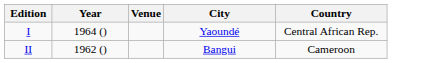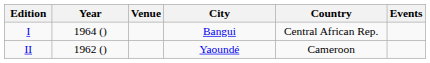+ column: (406, 13)
(219, 31) Yaoundé -> (219, 31) Bangui
(219, 49) Bangui -> (219, 49) Yaoundé
